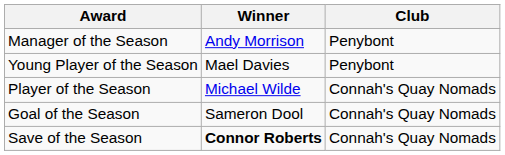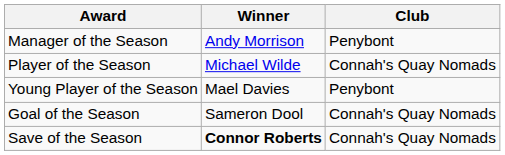rows swapped: (79, 89) <-> (103, 65)
